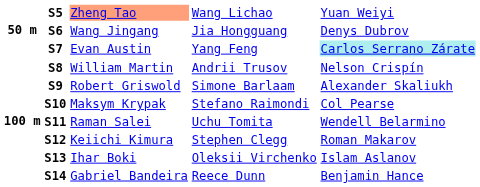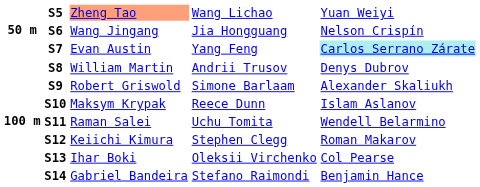(365, 31) Denys Dubrov -> (372, 31) Nelson Crispín
(372, 68) Nelson Crispín -> (365, 68) Denys Dubrov
(251, 104) Stefano Raimondi -> (228, 104) Reece Dunn
(357, 104) Col Pearse -> (368, 104) Islam Aslanov
(368, 158) Islam Aslanov -> (357, 158) Col Pearse
(228, 175) Reece Dunn -> (251, 175) Stefano Raimondi
